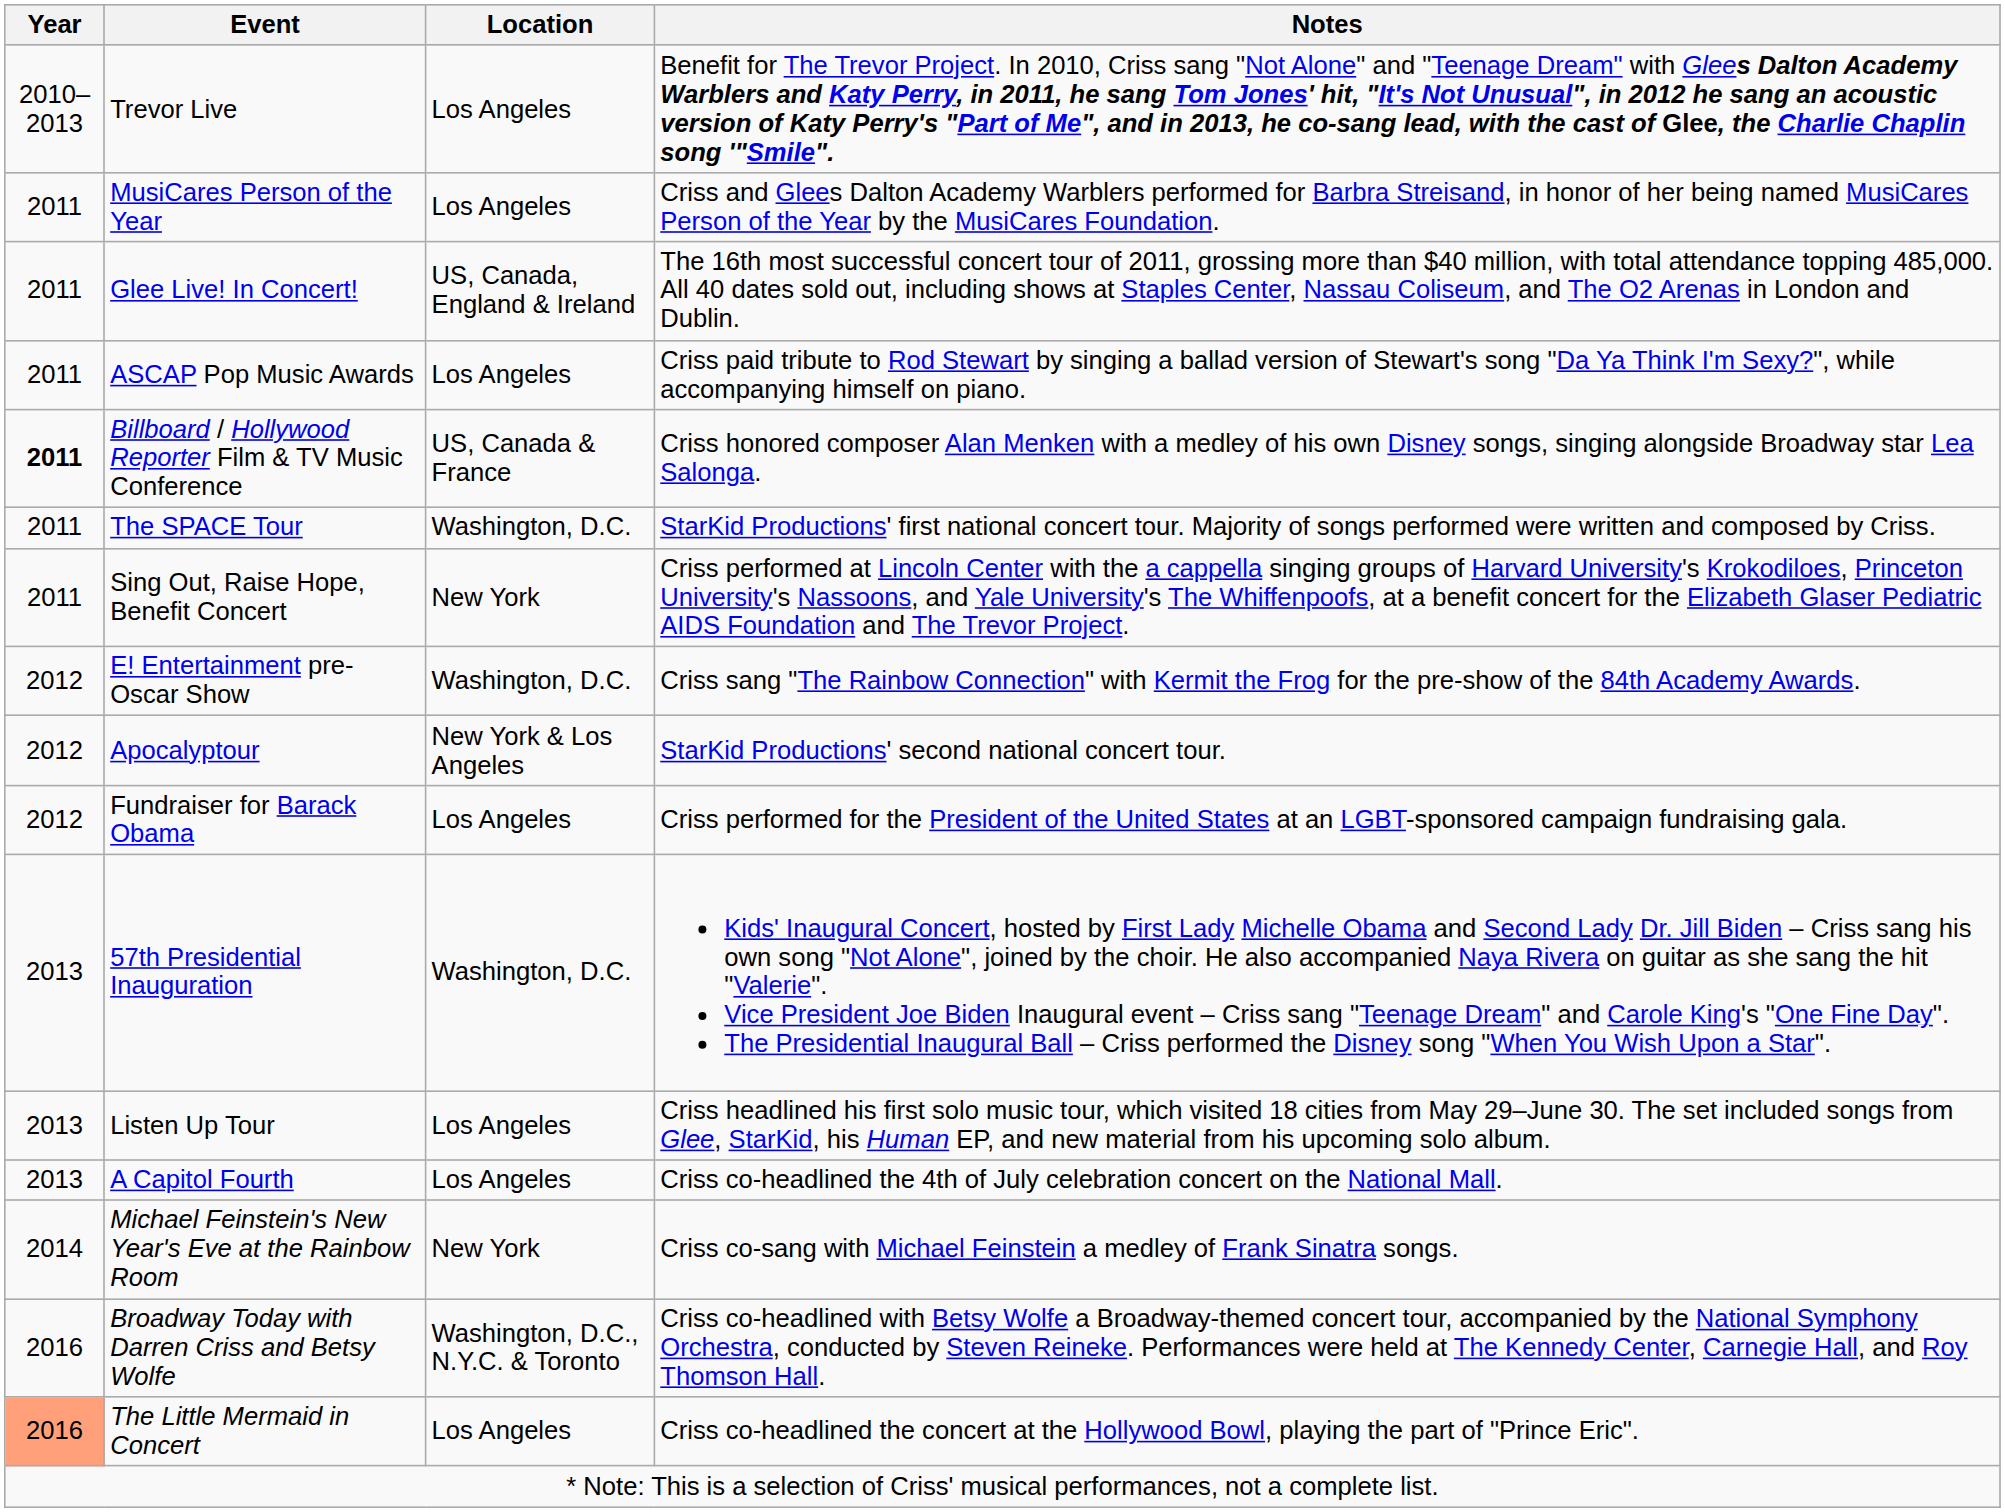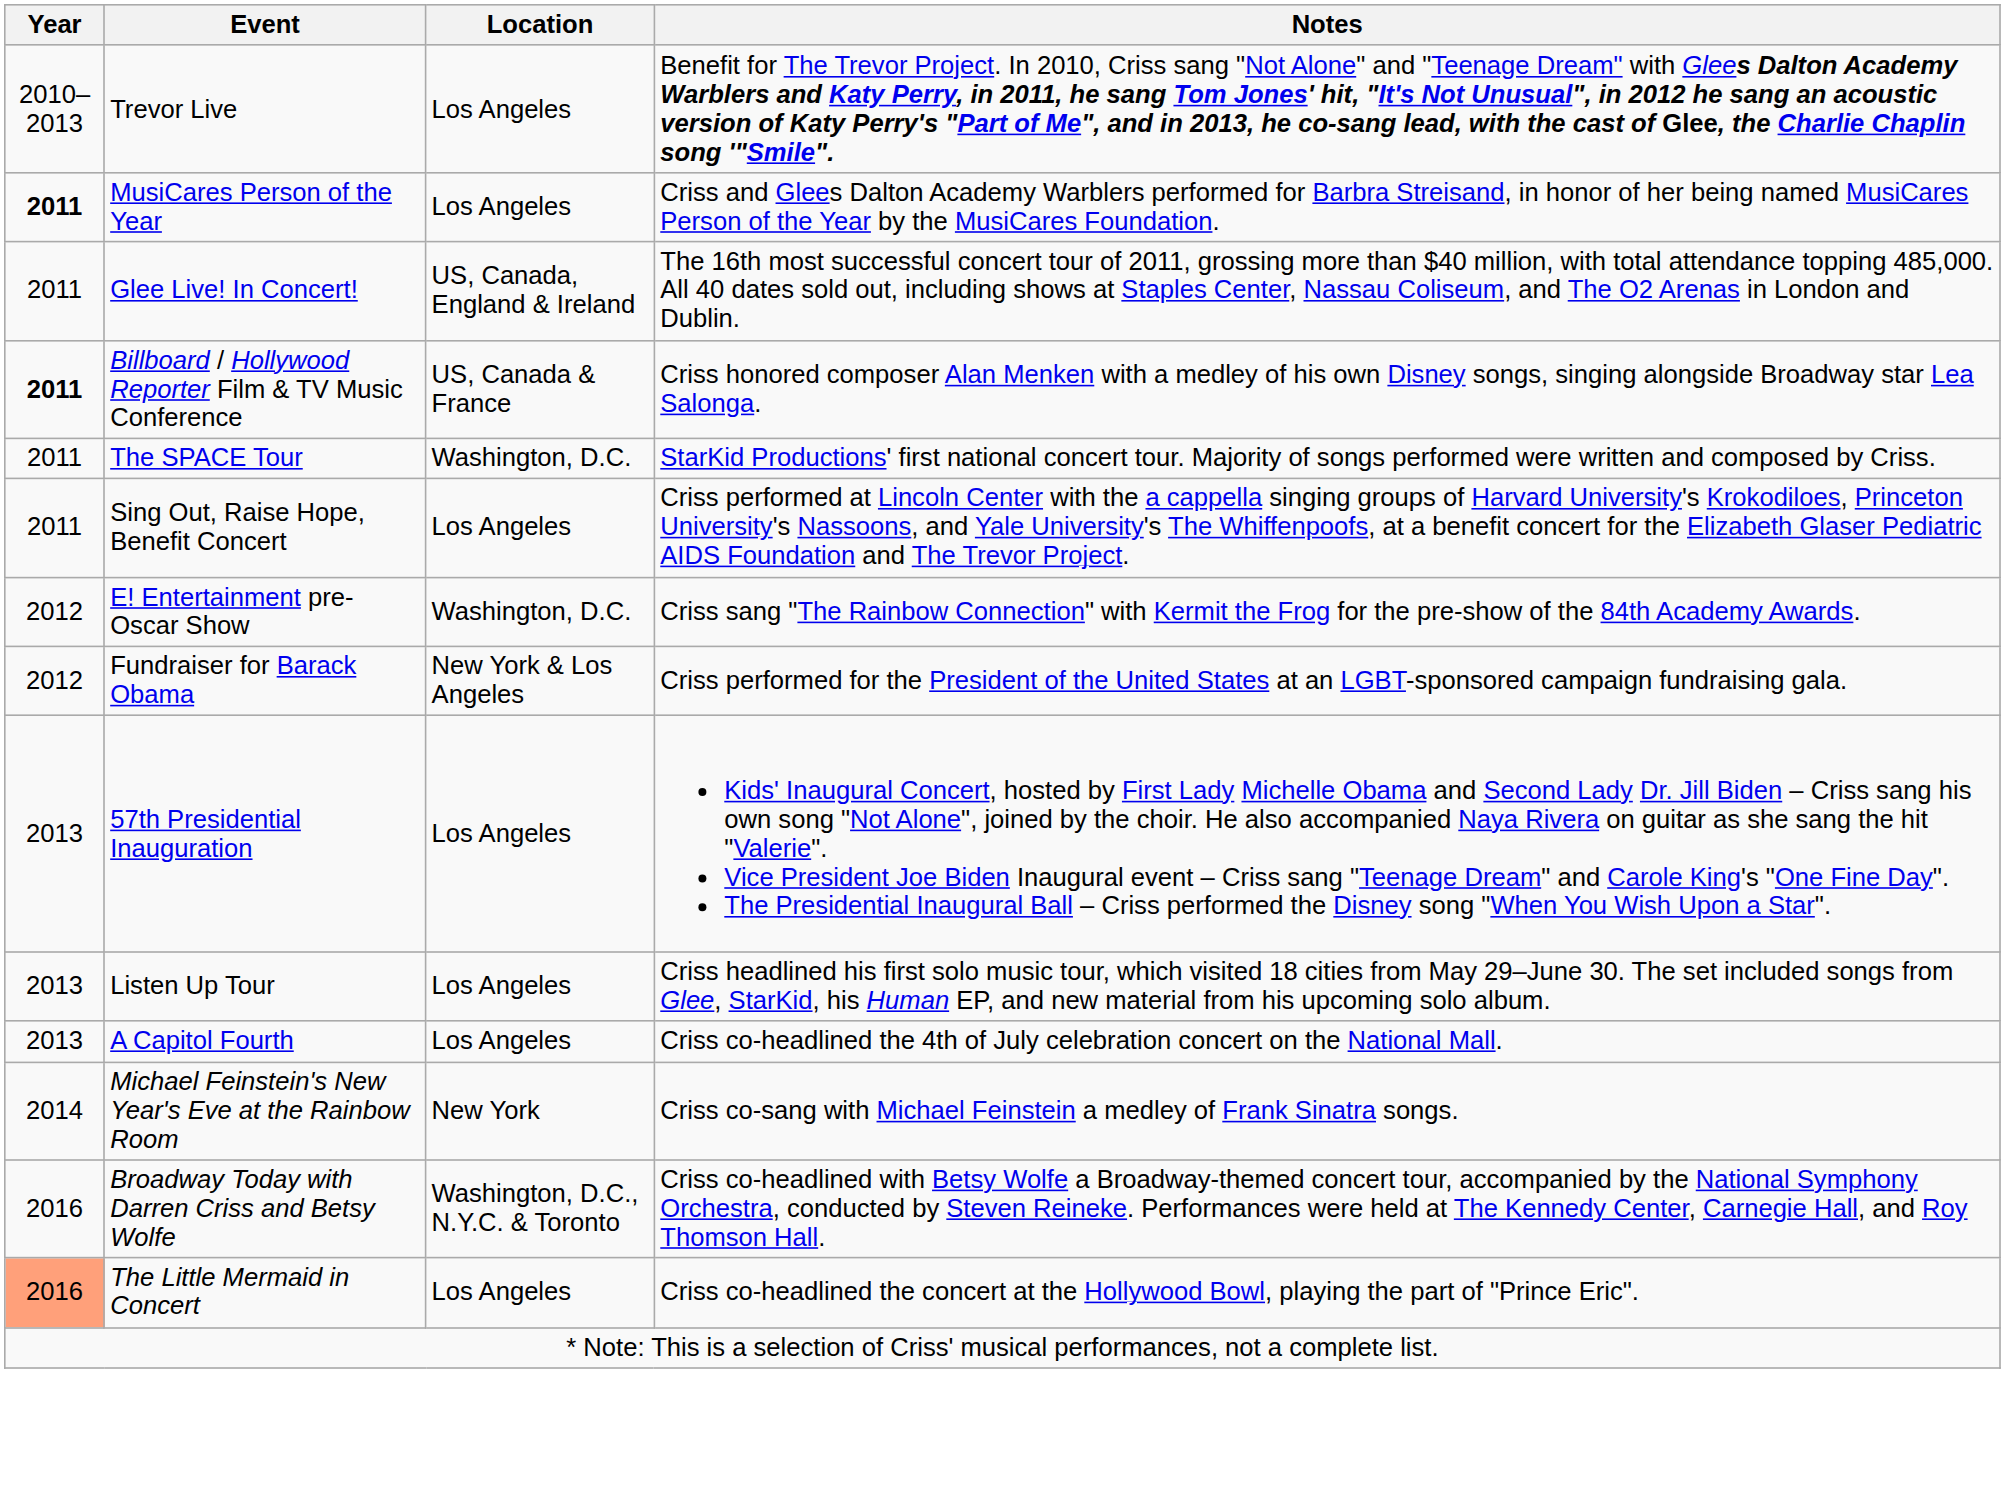(55, 206) normal -> (55, 206) bold
- row: (262, 374)
(486, 597) New York -> (501, 527) Los Angeles
- row: (185, 750)
(501, 819) Los Angeles -> (522, 680) New York & Los Angeles
(531, 972) Washington, D.C. -> (501, 833) Los Angeles
